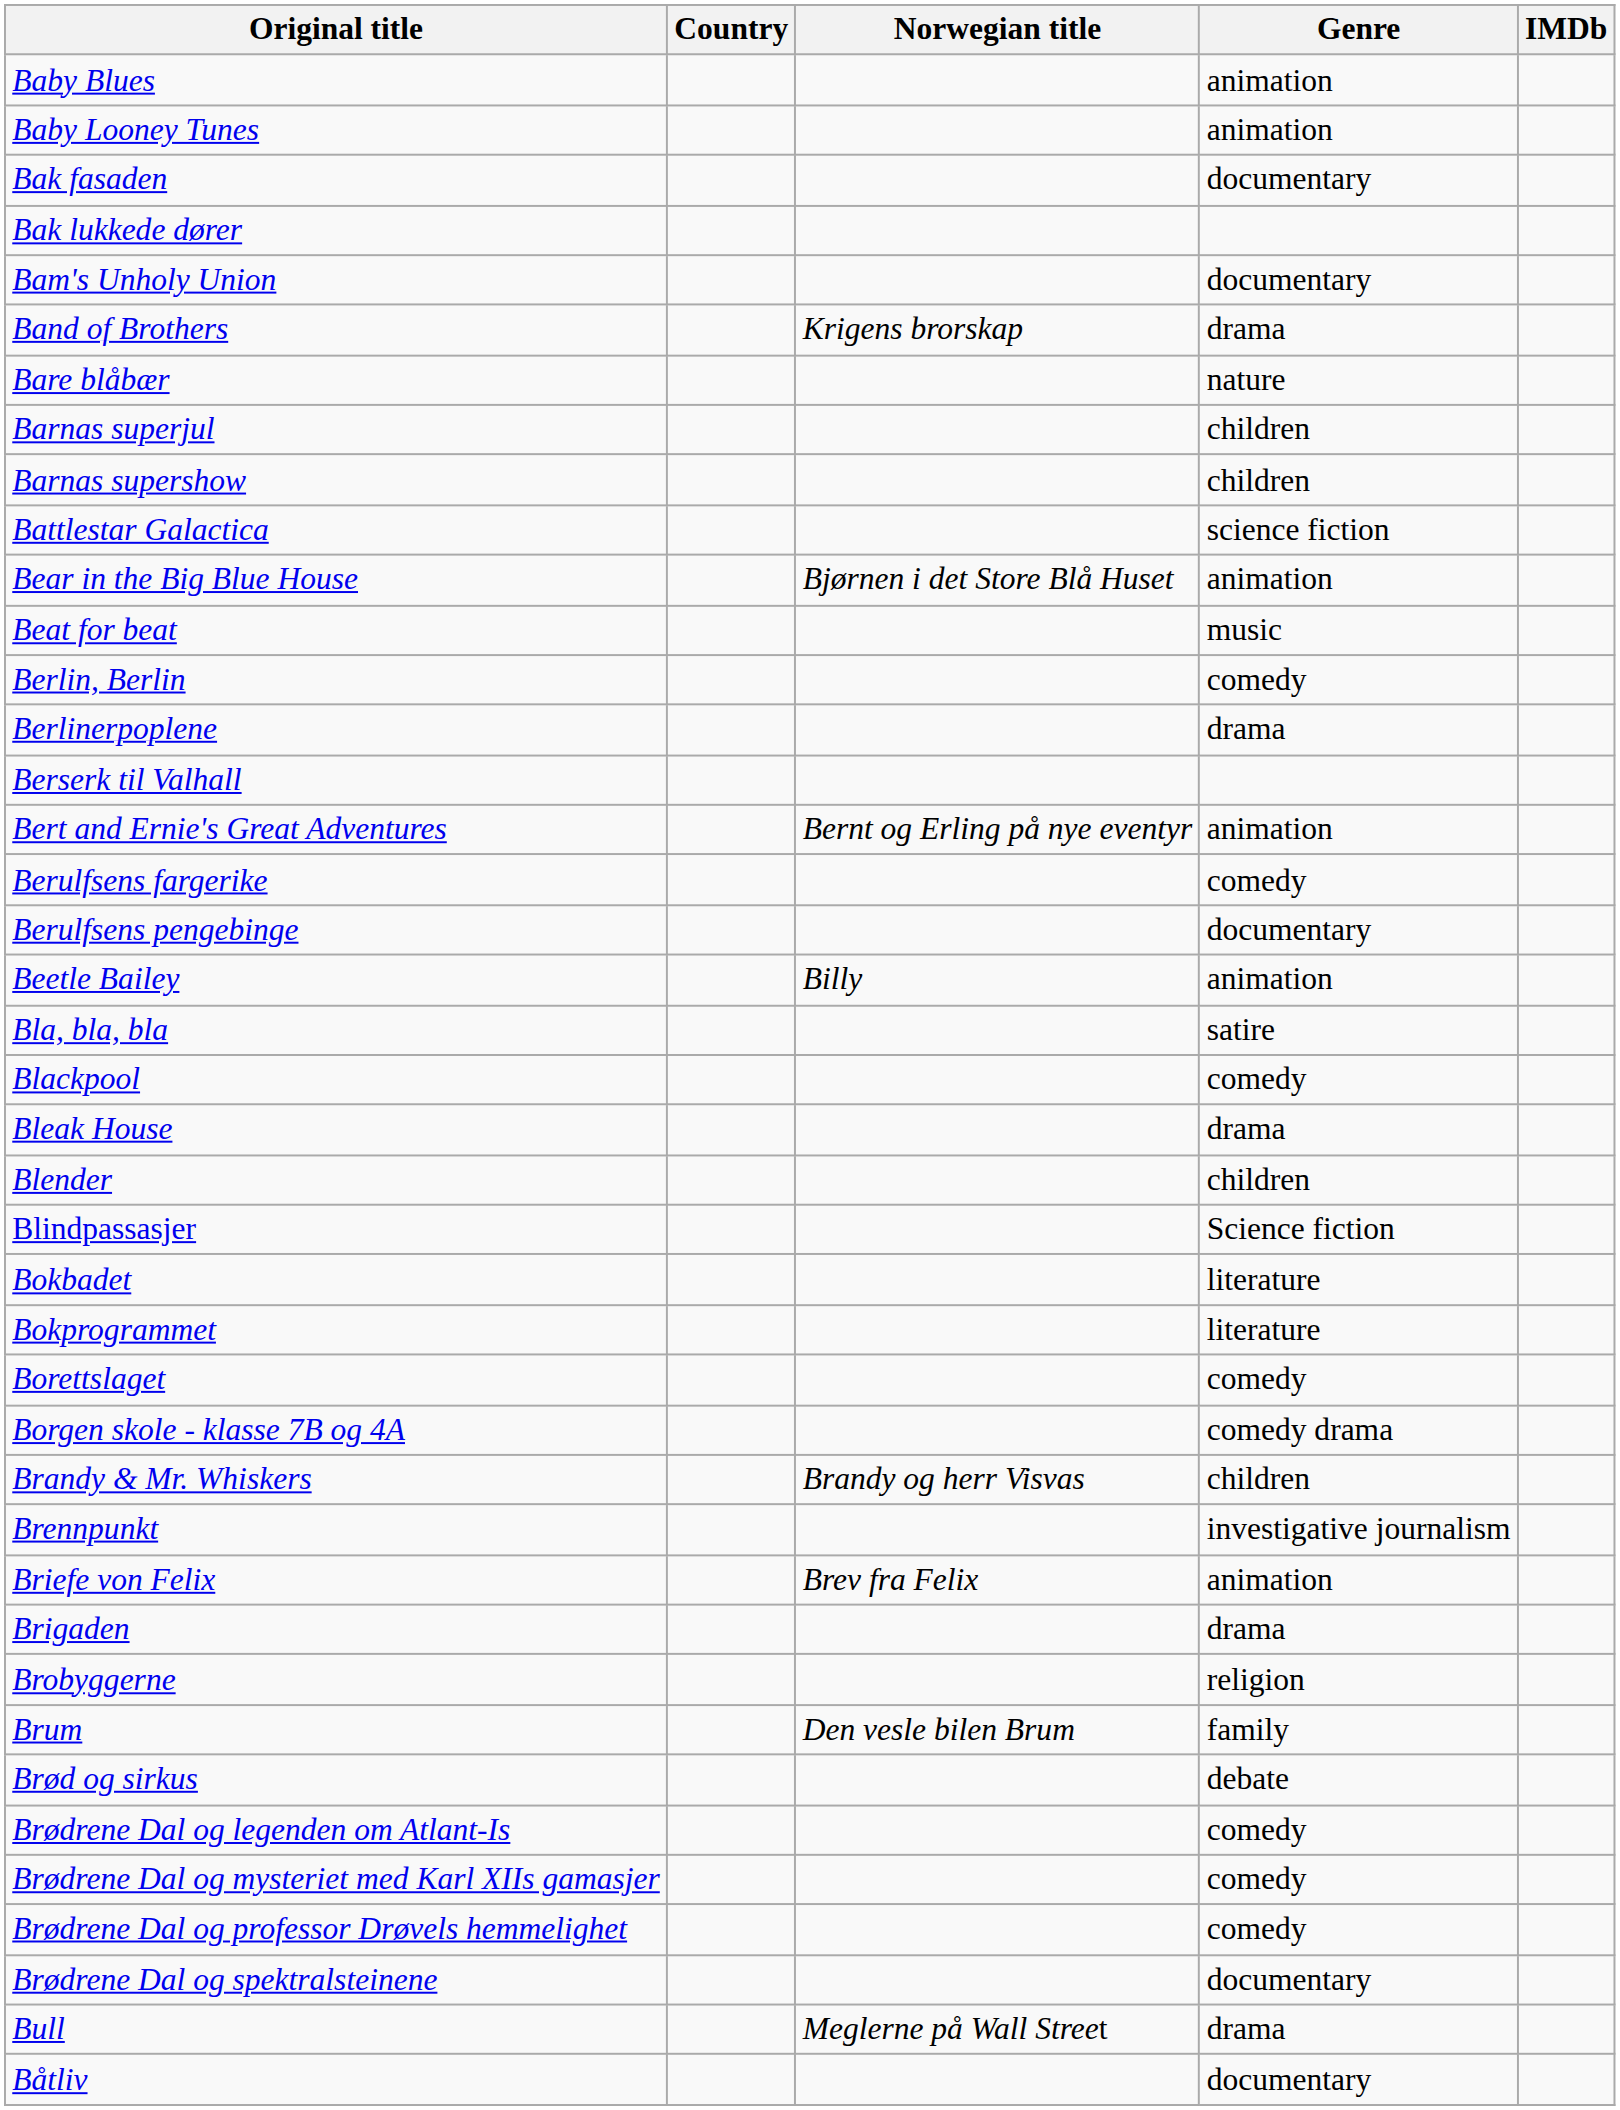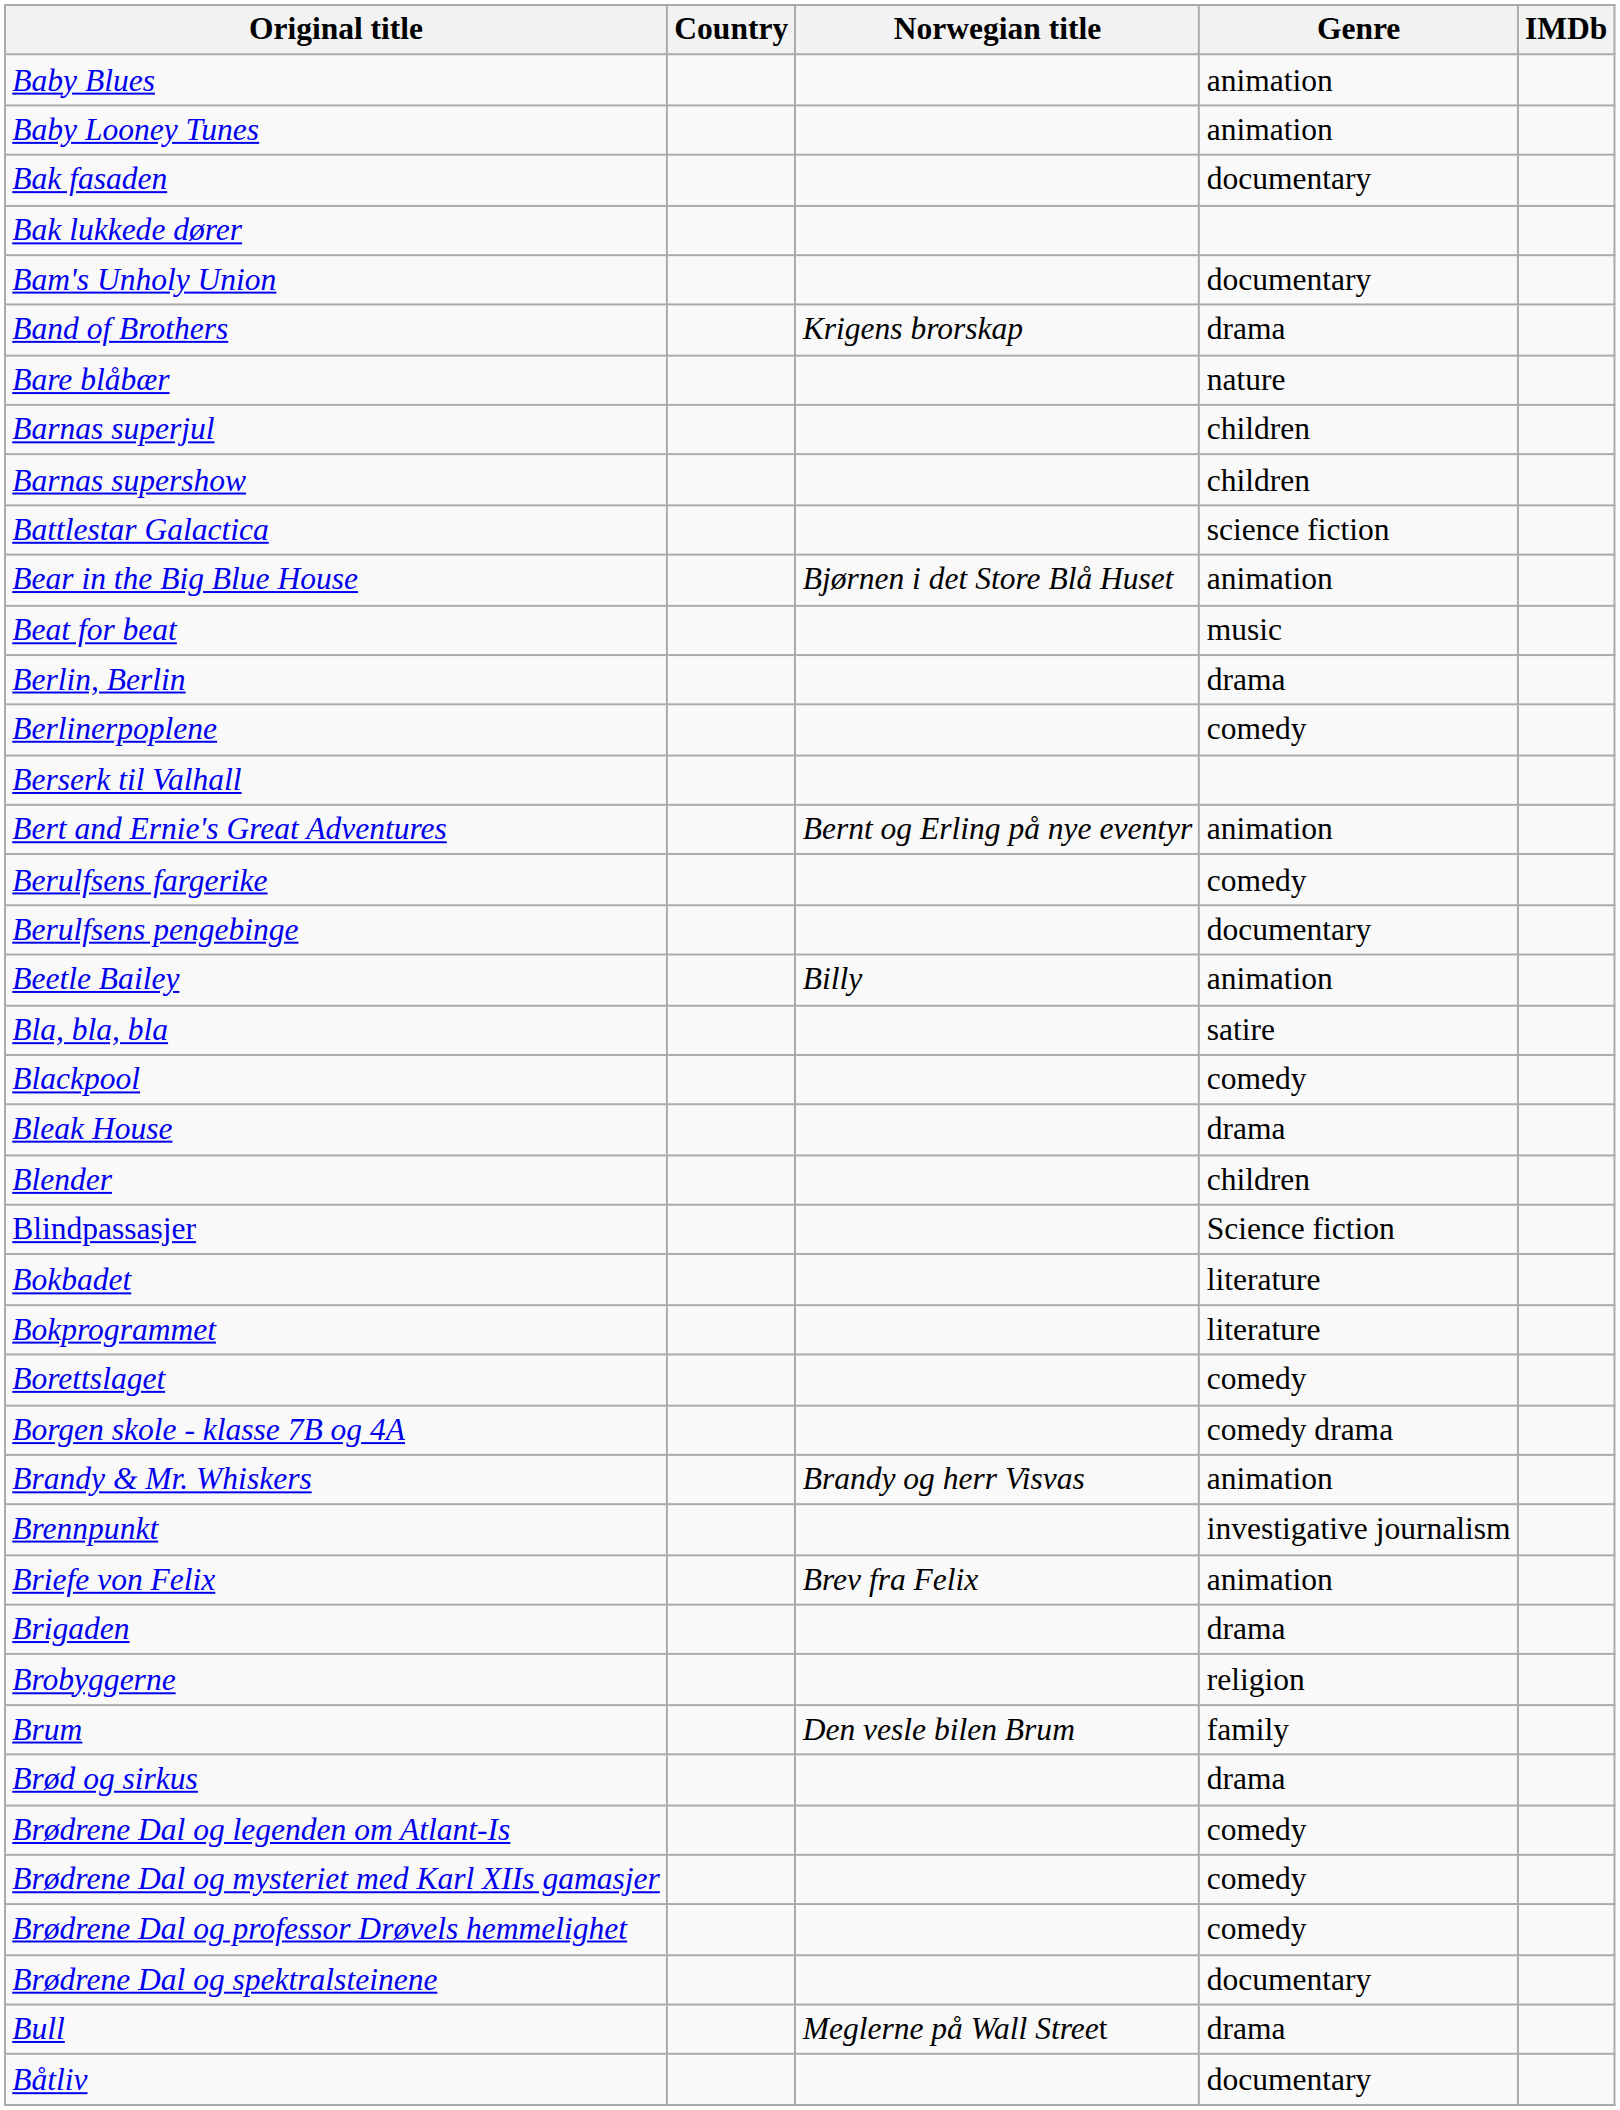(1257, 679) comedy -> (1246, 679) drama
(1246, 729) drama -> (1257, 729) comedy
(1258, 1479) children -> (1270, 1479) animation
(1248, 1779) debate -> (1246, 1779) drama
